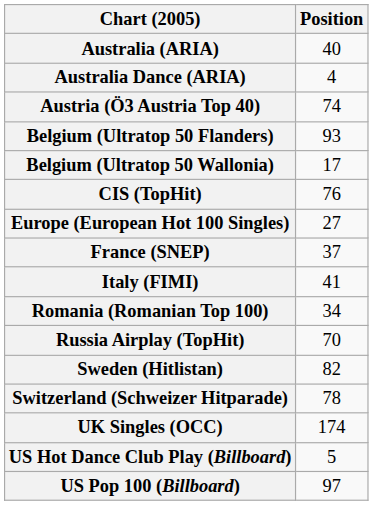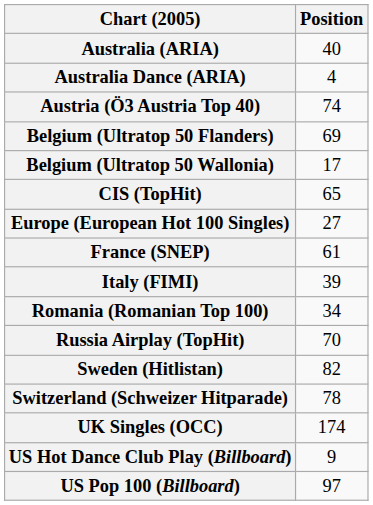(332, 135) 93 -> (332, 135) 69
(332, 194) 76 -> (332, 194) 65
(332, 252) 37 -> (332, 252) 61
(332, 281) 41 -> (332, 281) 39
(332, 456) 5 -> (332, 456) 9
